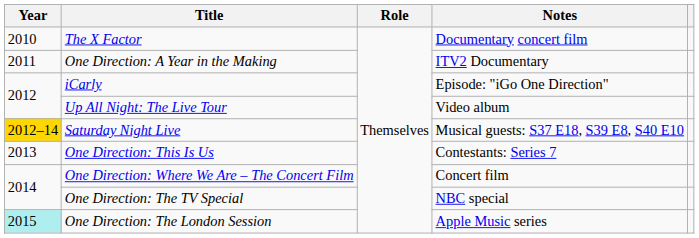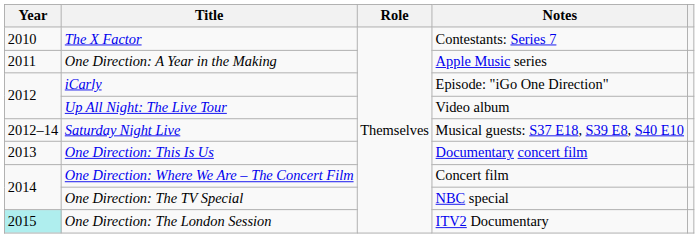(512, 38) Documentary concert film -> (496, 38) Contestants: Series 7
(492, 61) ITV2 Documentary -> (491, 61) Apple Music series
(33, 130) gold background -> (33, 130) no background
(496, 152) Contestants: Series 7 -> (512, 152) Documentary concert film
(491, 221) Apple Music series -> (492, 221) ITV2 Documentary
